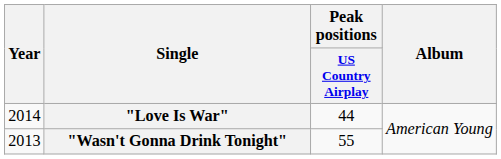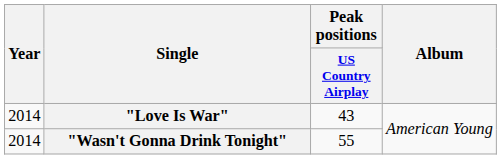(346, 115) 44 -> (346, 115) 43
(24, 141) 2013 -> (24, 141) 2014
